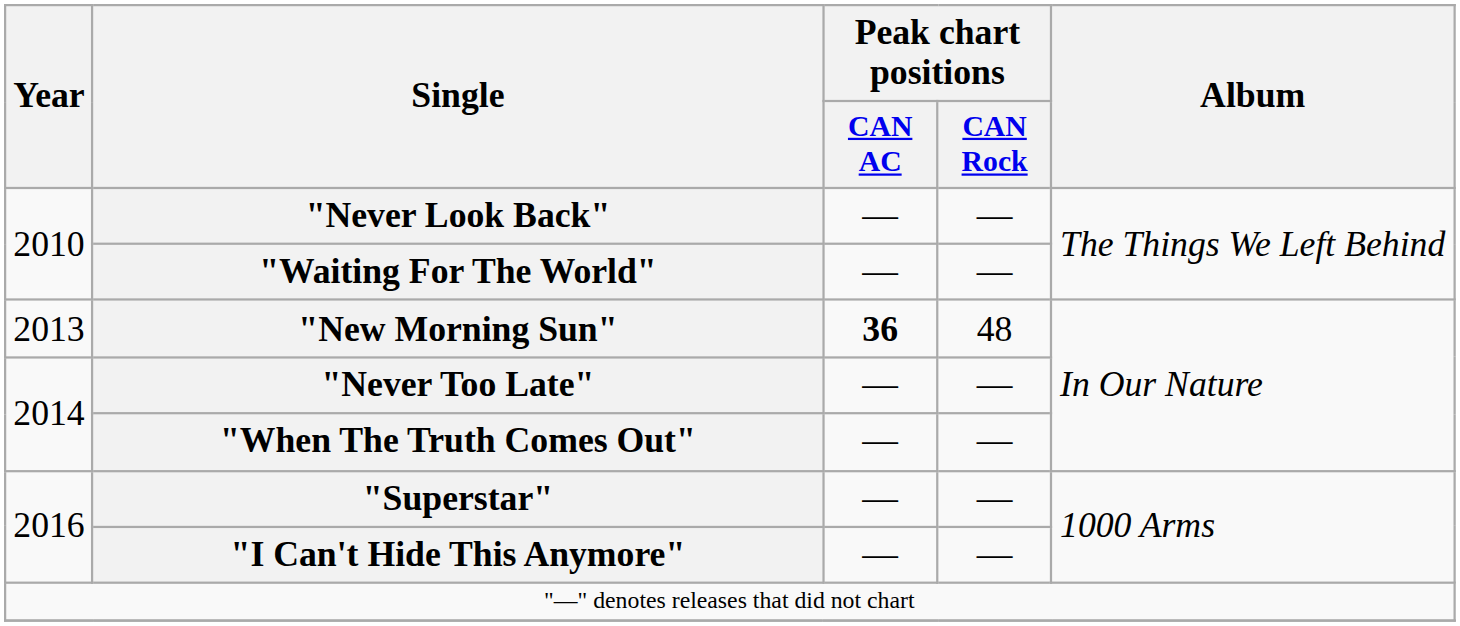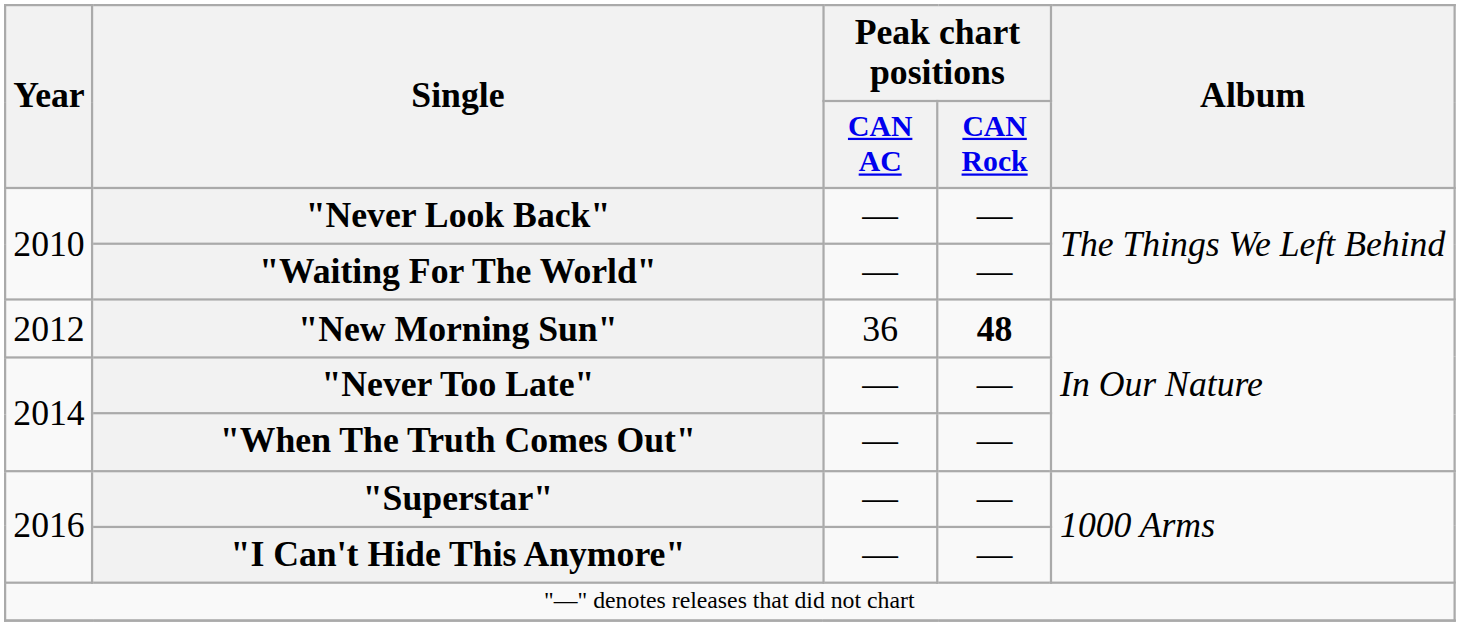(49, 328) 2013 -> (49, 328) 2012
(880, 328) bold -> (880, 328) normal
(995, 328) normal -> (995, 328) bold
